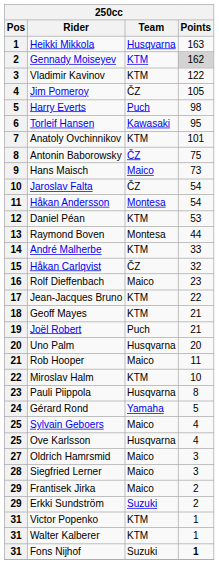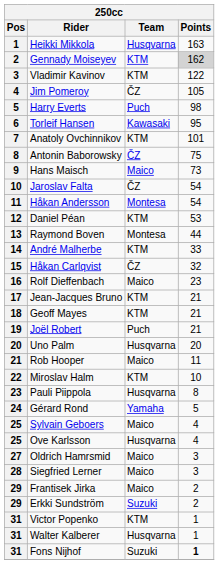(196, 297) 22 -> (196, 297) 21
(138, 535) KTM -> (151, 535) Husqvarna
